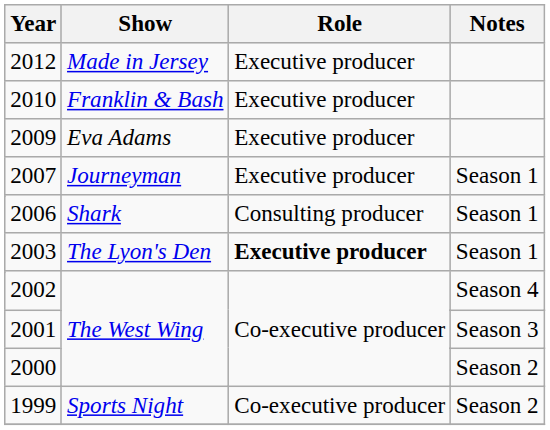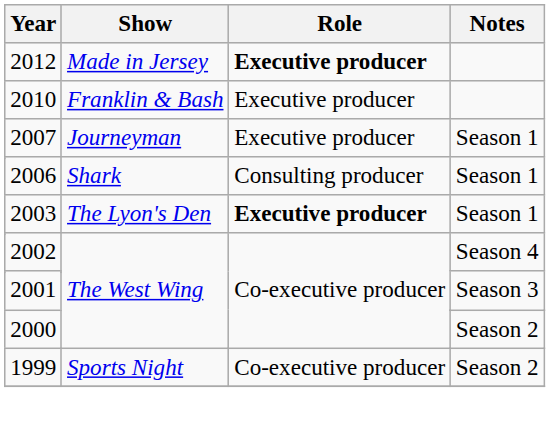(324, 61) normal -> (331, 61) bold
- row: (33, 138)
